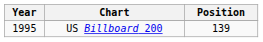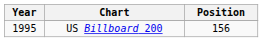(221, 29) 139 -> (221, 29) 156
